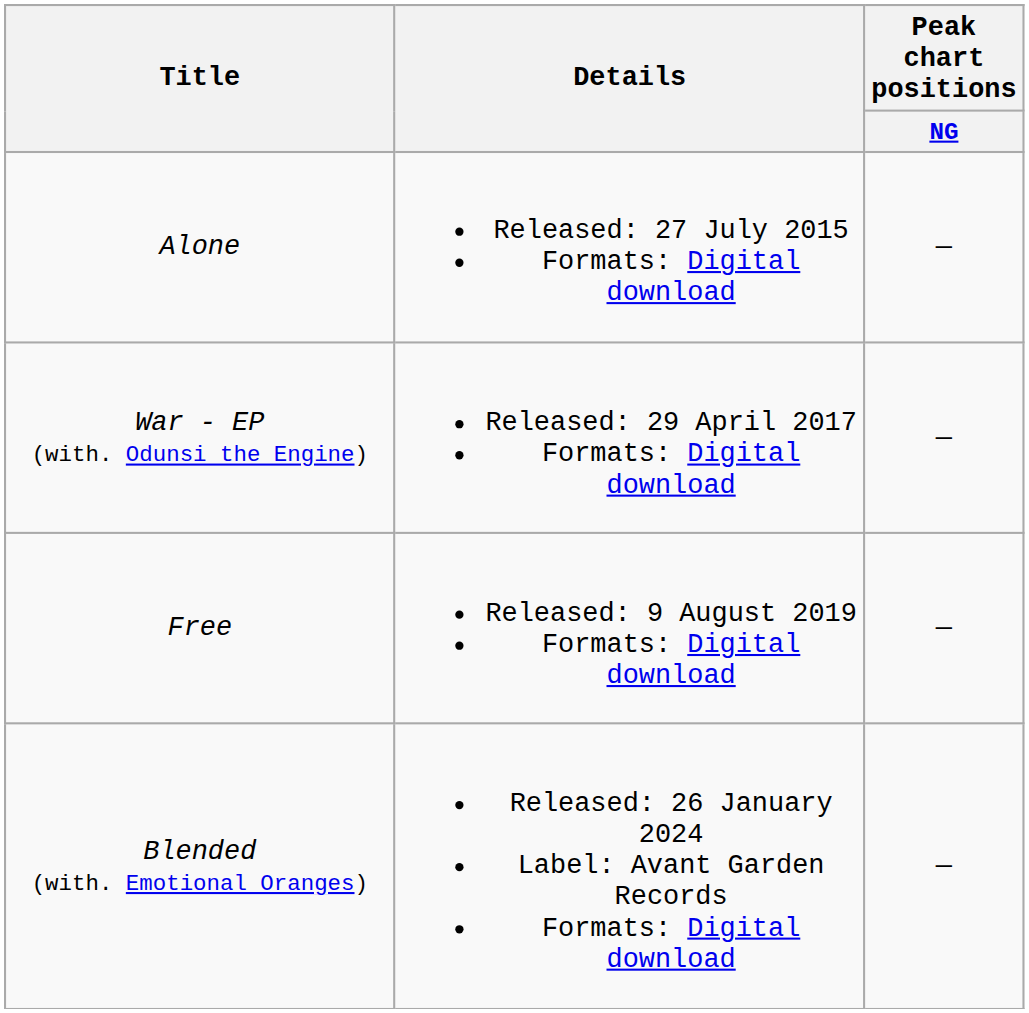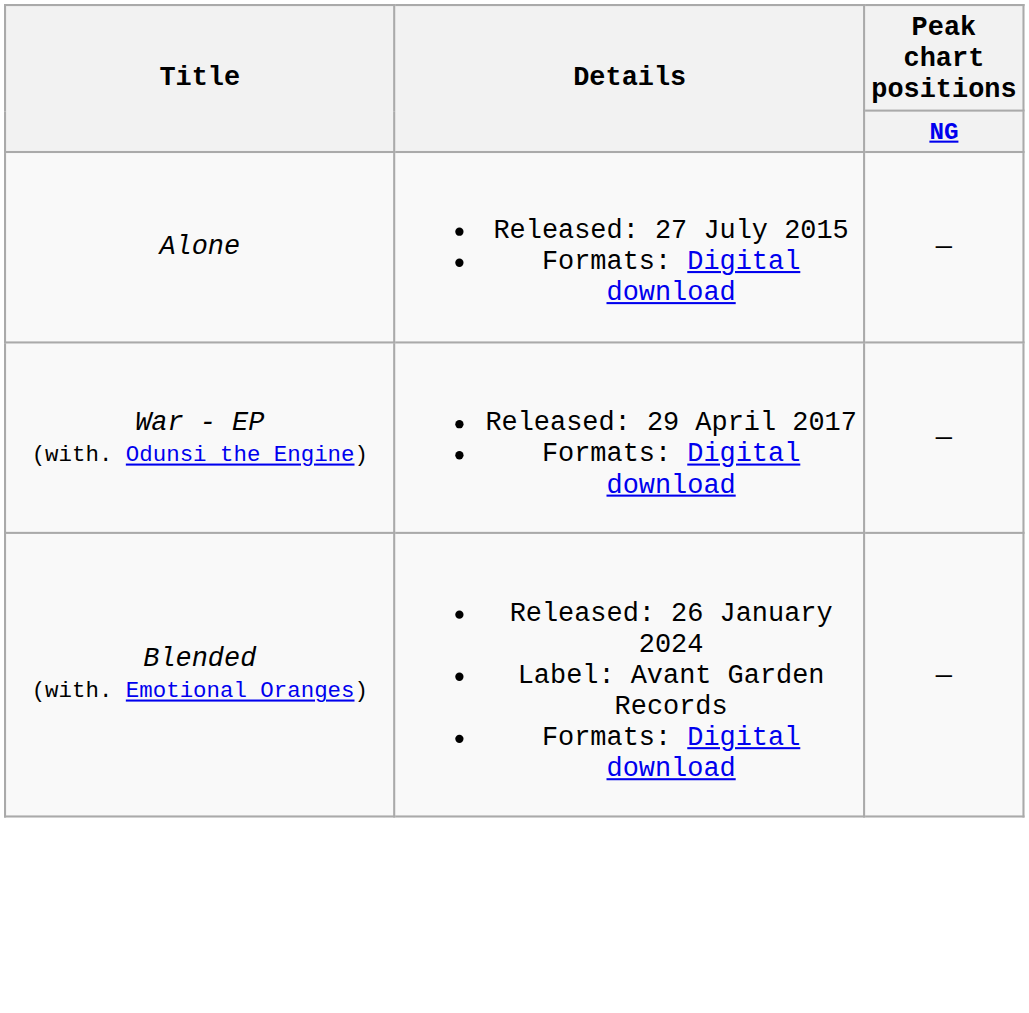- row: (200, 629)
